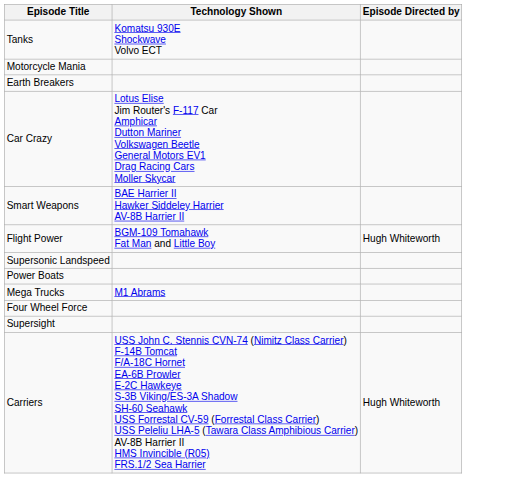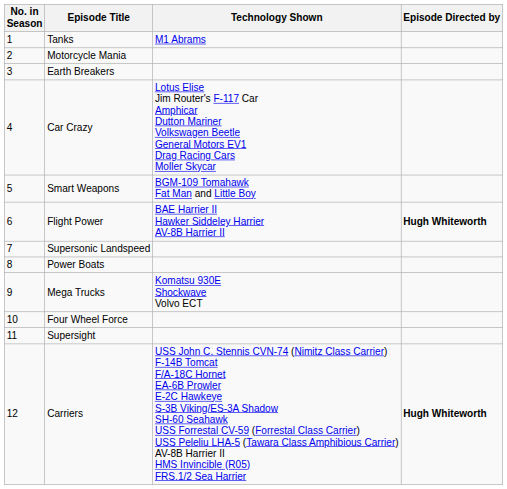+ column: (25, 18)
(147, 39) Komatsu 930E Shockwave Volvo ECT -> (180, 39) M1 Abrams
(169, 205) BAE Harrier II Hawker Siddeley Harrier AV-8B Harrier II -> (205, 188) BGM-109 Tomahawk Fat Man and Little Boy
(165, 238) BGM-109 Tomahawk Fat Man and Little Boy -> (210, 221) BAE Harrier II Hawker Siddeley Harrier AV-8B Harrier II
(401, 238) normal -> (445, 221) bold
(140, 292) M1 Abrams -> (188, 292) Komatsu 930E Shockwave Volvo ECT
(401, 402) normal -> (445, 414) bold
